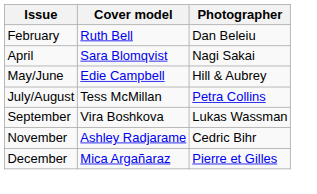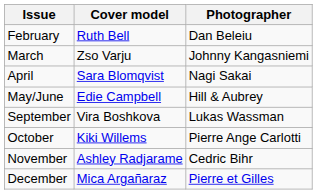+ row: (25, 55)
- row: (41, 96)
+ row: (30, 138)
